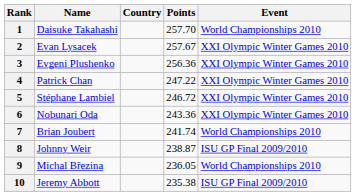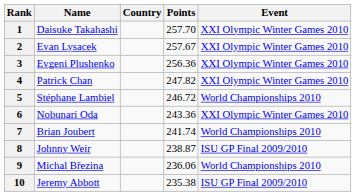(261, 30) World Championships 2010 -> (275, 30) XXI Olympic Winter Games 2010
(181, 81) 247.22 -> (181, 81) 247.82
(275, 98) XXI Olympic Winter Games 2010 -> (261, 98) World Championships 2010
(181, 166) 236.05 -> (181, 166) 236.06
